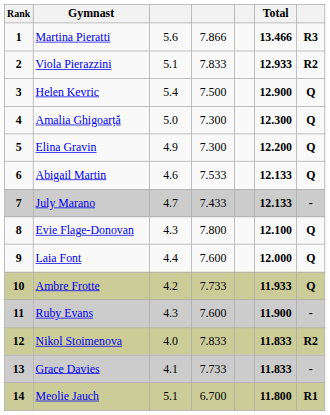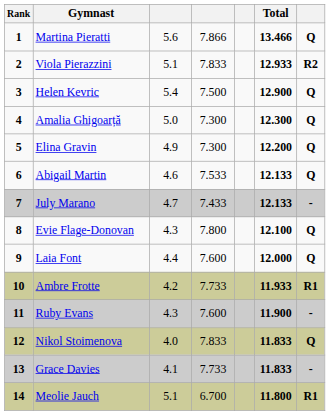(311, 37) R3 -> (311, 37) Q
(311, 286) Q -> (311, 286) R1
(311, 341) R2 -> (311, 341) Q
